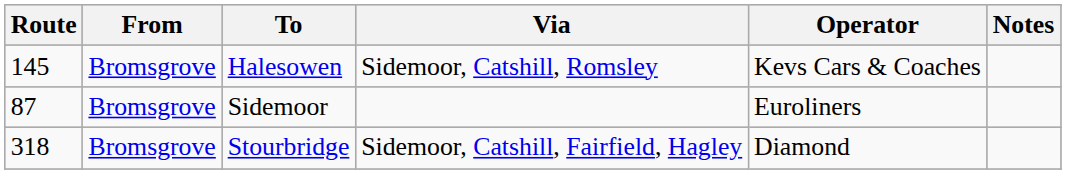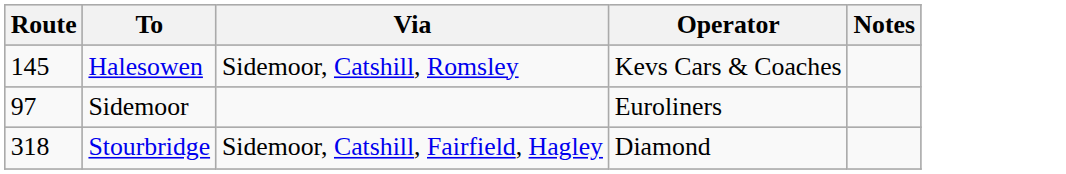- column: (152, 24)
(24, 106) 87 -> (24, 106) 97
